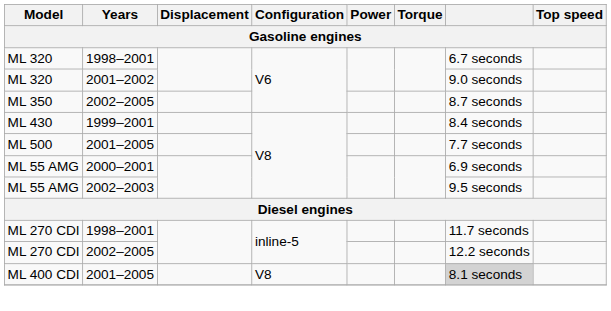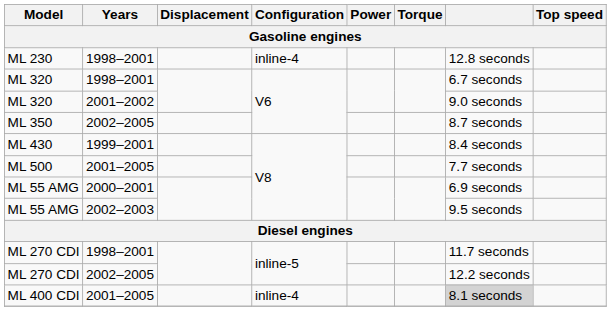+ row: (30, 58)
(263, 274) V8 -> (277, 295) inline-4
